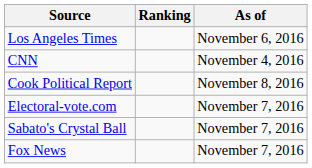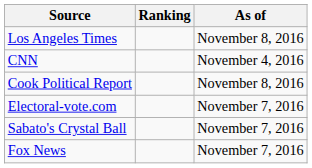(250, 38) November 6, 2016 -> (250, 38) November 8, 2016
